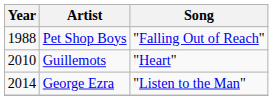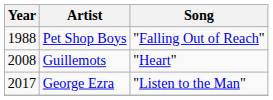(22, 60) 2010 -> (22, 60) 2008
(22, 83) 2014 -> (22, 83) 2017
